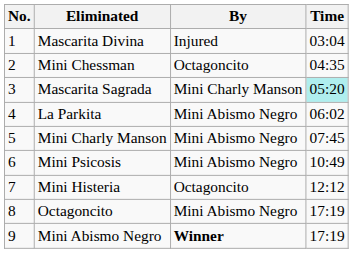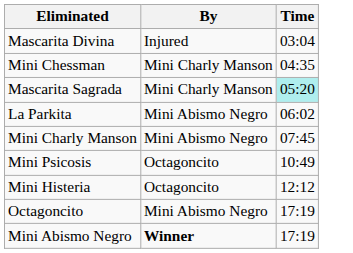- column: (19, 16)
(211, 65) Octagoncito -> (208, 65) Mini Charly Manson
(236, 162) Mini Abismo Negro -> (181, 162) Octagoncito
